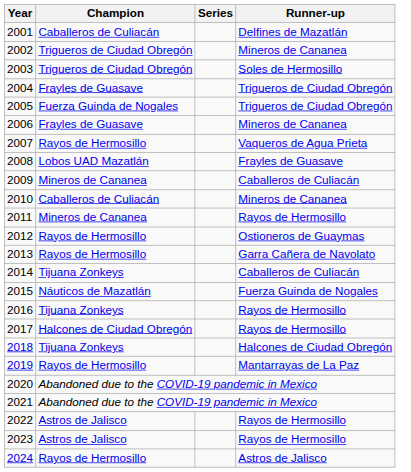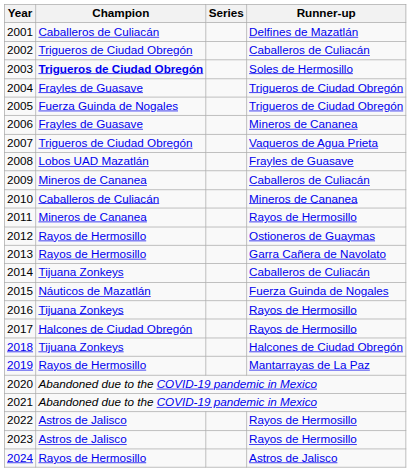(293, 50) Mineros de Cananea -> (309, 50) Caballeros de Culiacán
(115, 69) normal -> (121, 69) bold
(92, 143) Rayos de Hermosillo -> (115, 143) Trigueros de Ciudad Obregón
